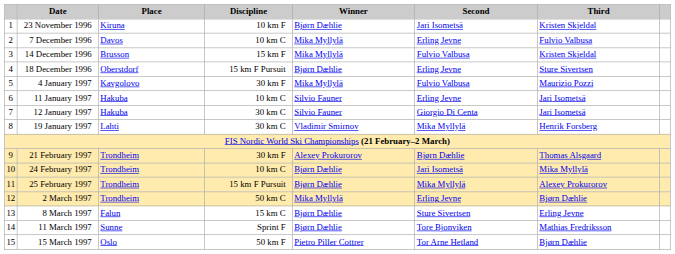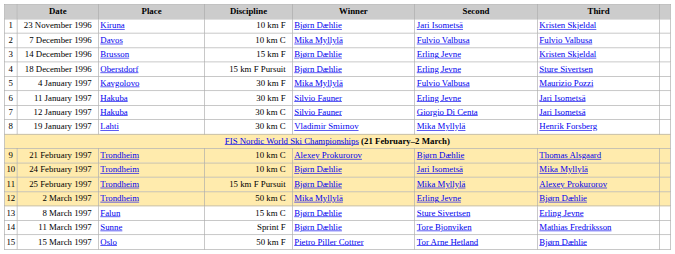(439, 40) Erling Jevne -> (443, 40) Fulvio Valbusa
(319, 54) Mika Myllylä -> (318, 54) Bjørn Dæhlie
(443, 54) Fulvio Valbusa -> (439, 54) Erling Jevne
(273, 97) 10 km C -> (273, 97) 30 km F
(273, 155) 30 km F -> (273, 155) 10 km C
